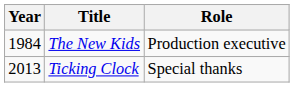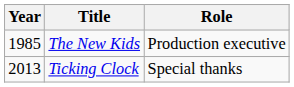(25, 43) 1984 -> (25, 43) 1985
